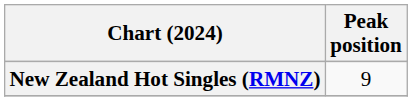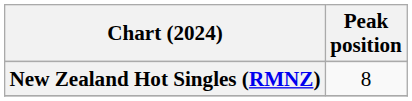(366, 78) 9 -> (366, 78) 8
